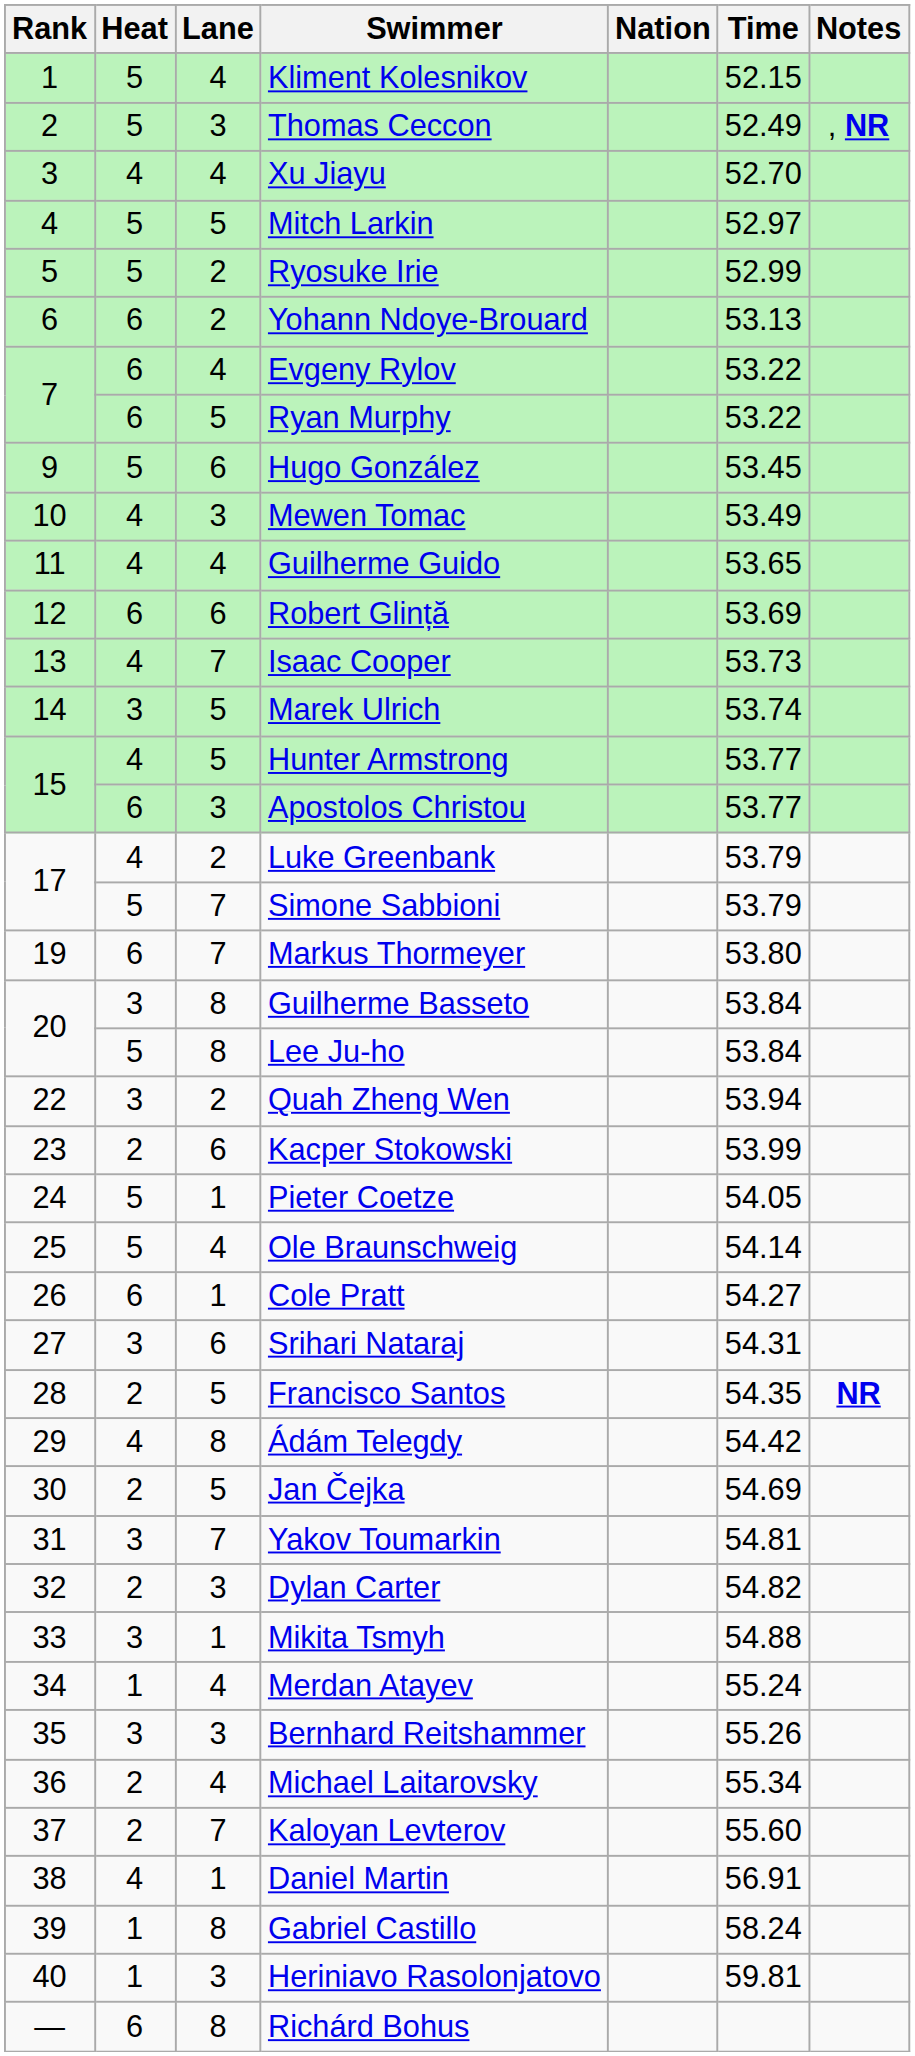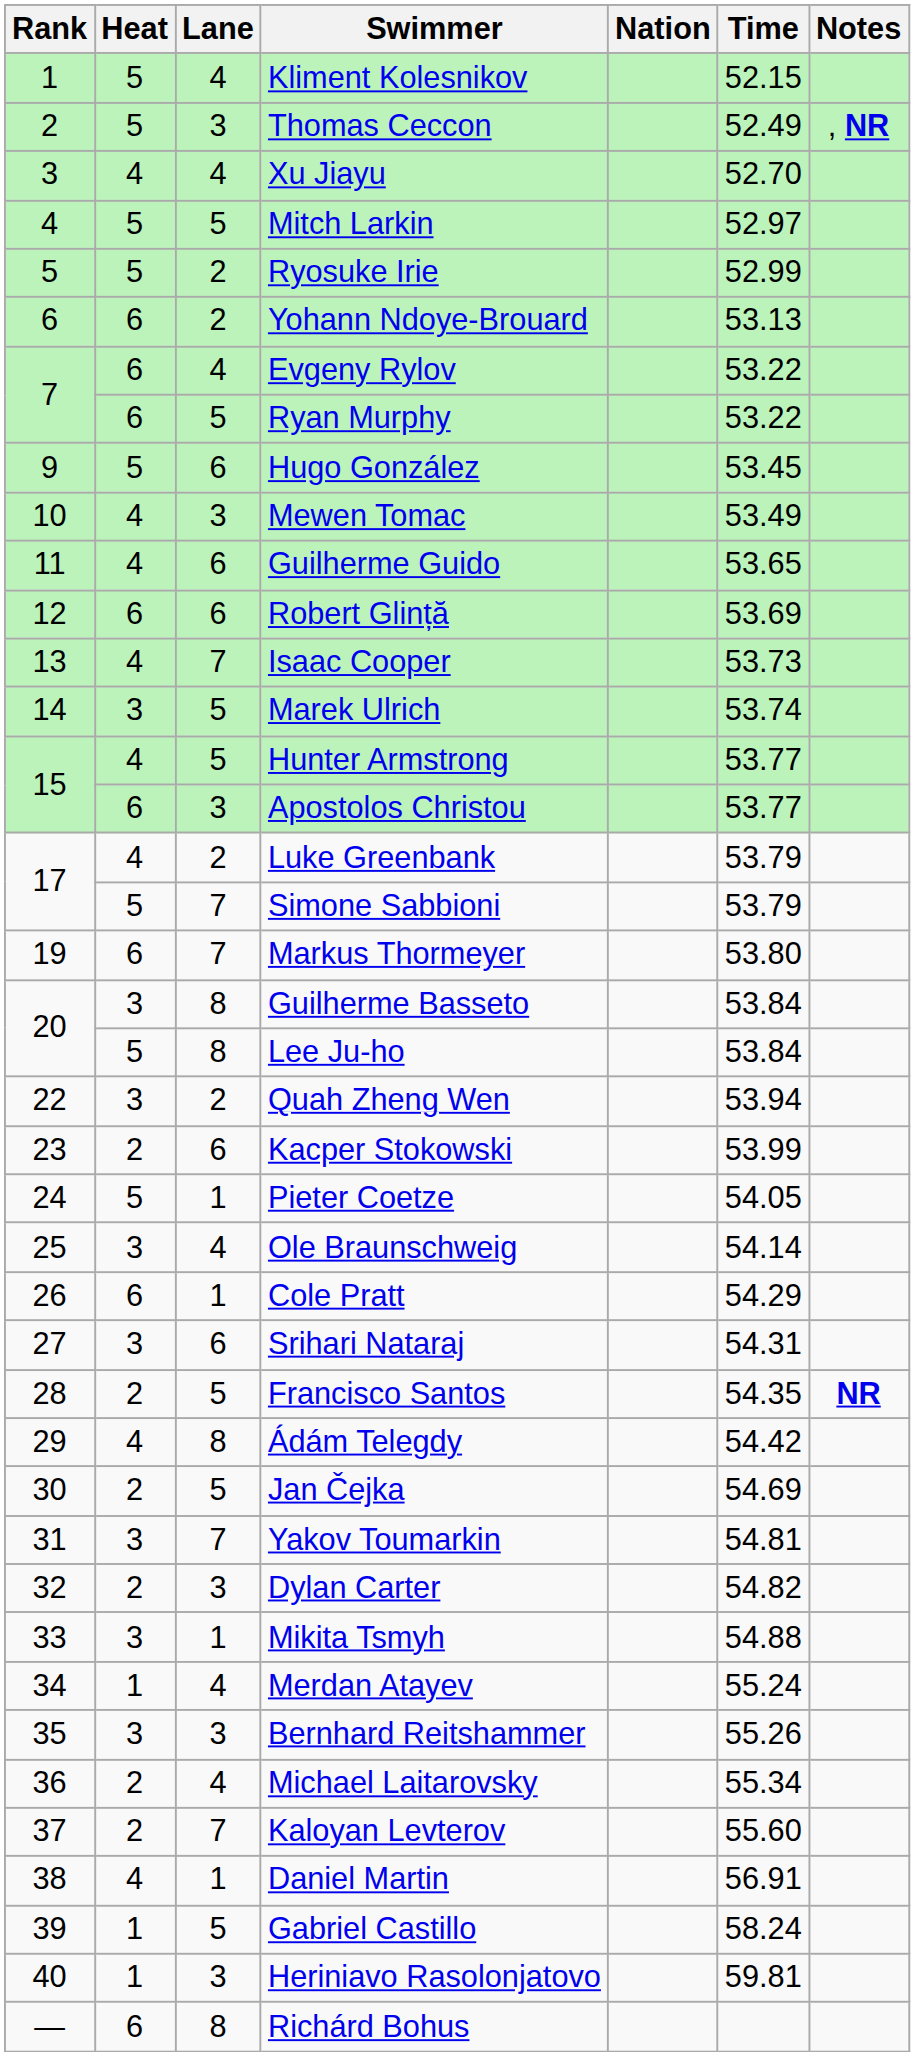(218, 564) 4 -> (218, 564) 6
(135, 1246) 5 -> (135, 1246) 3
(763, 1295) 54.27 -> (763, 1295) 54.29
(218, 1928) 8 -> (218, 1928) 5
